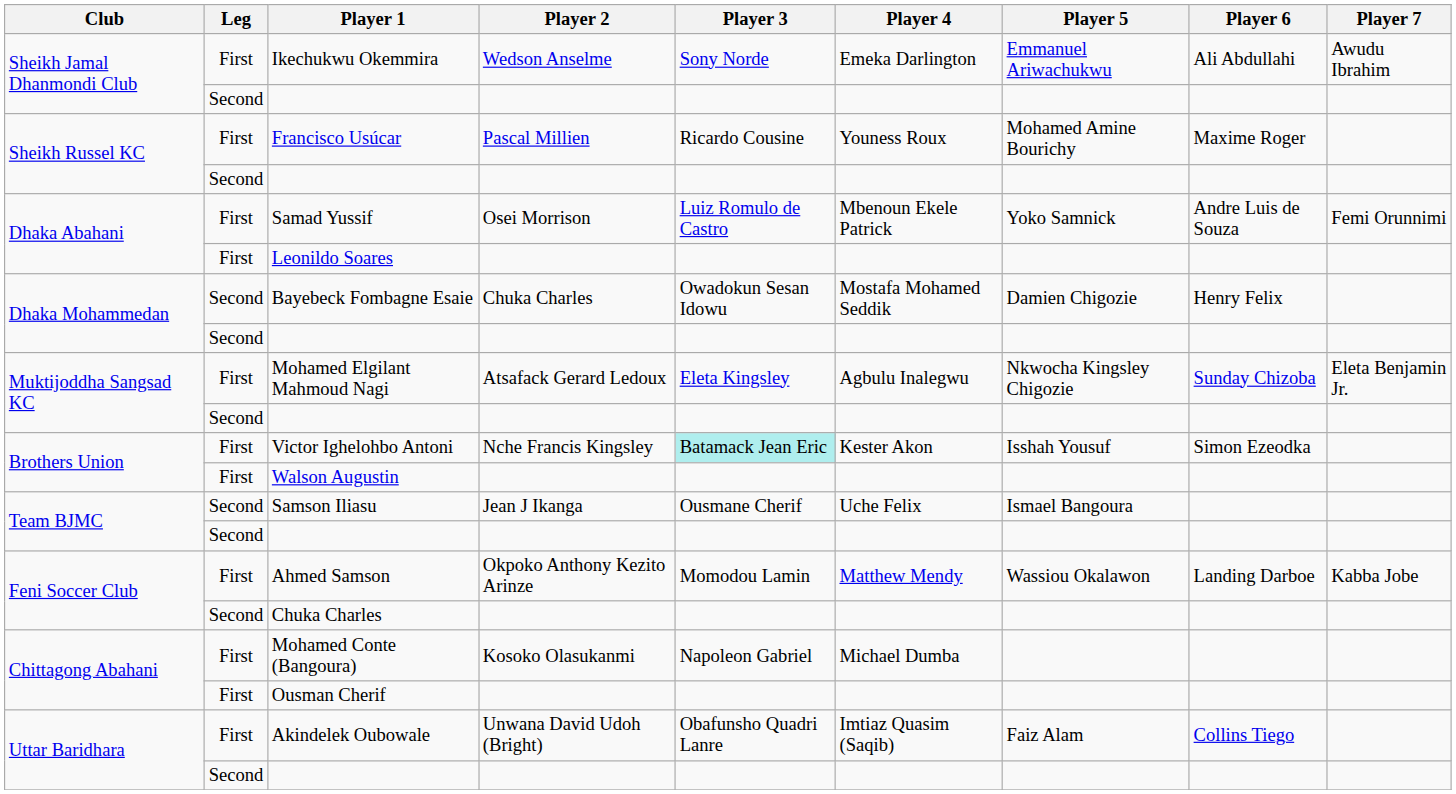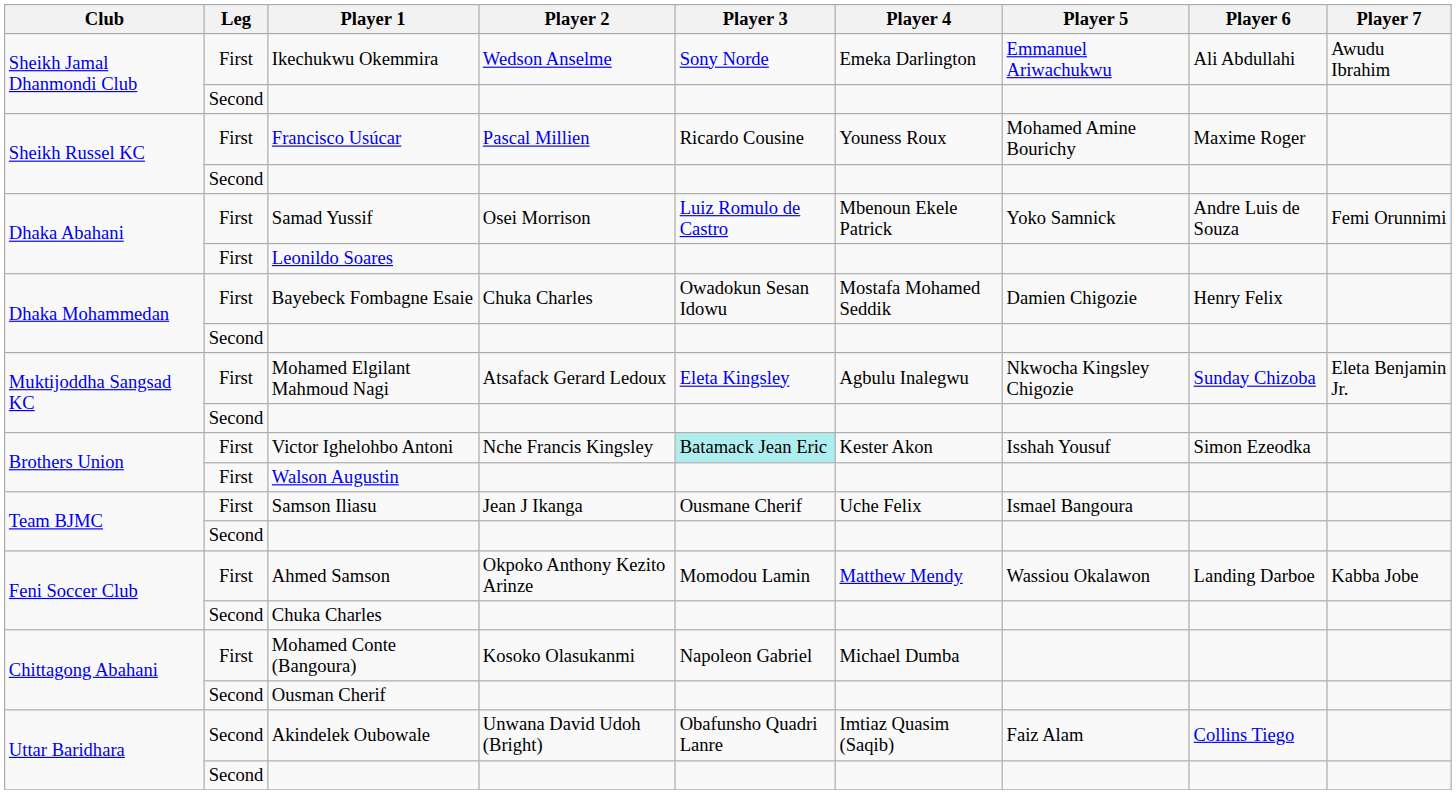(236, 298) Second -> (236, 298) First
(236, 506) Second -> (236, 506) First
(236, 695) First -> (236, 695) Second
(236, 735) First -> (236, 735) Second
